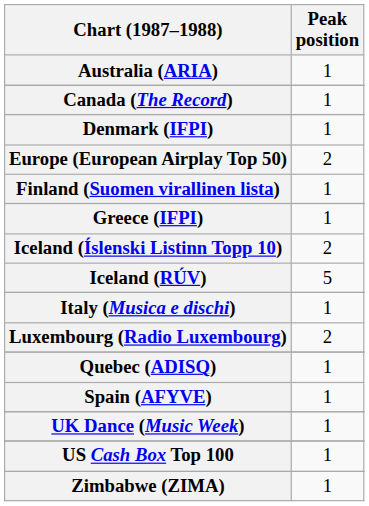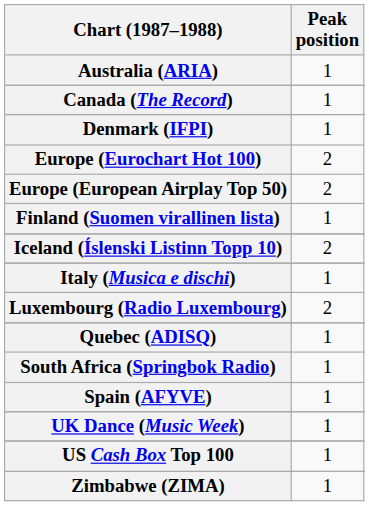+ row: (148, 159)
- row: (148, 218)
- row: (148, 277)
+ row: (148, 366)
